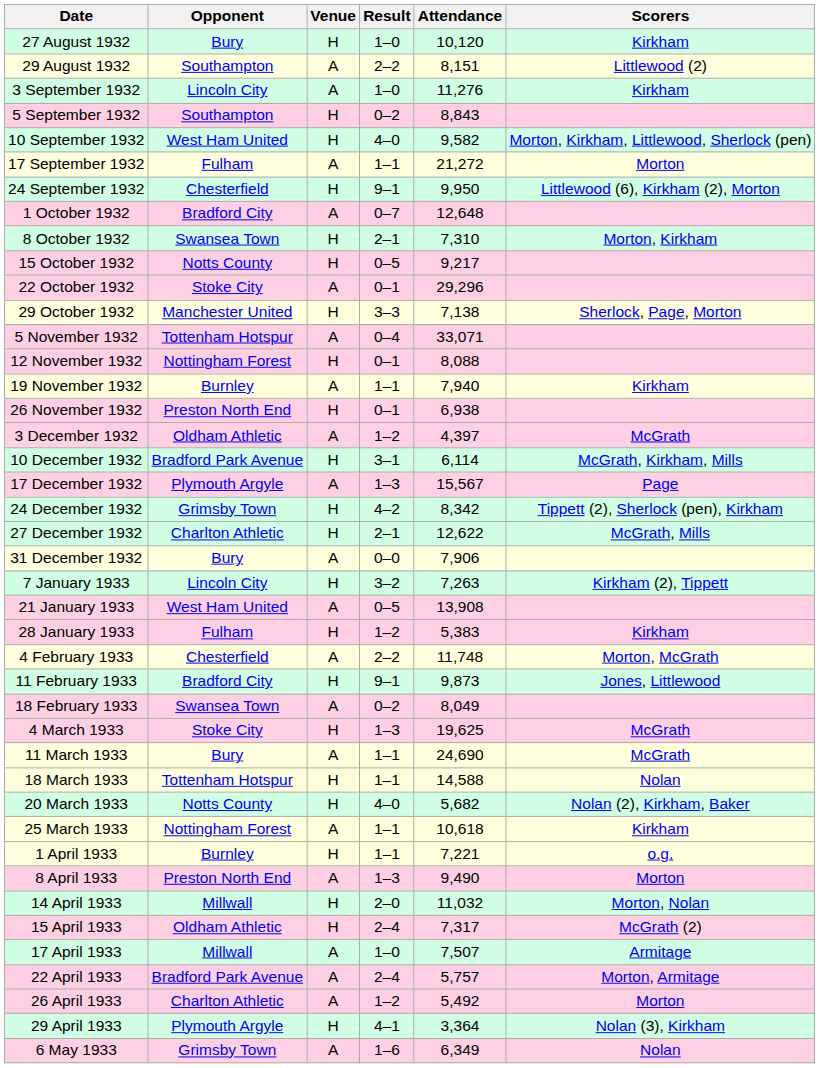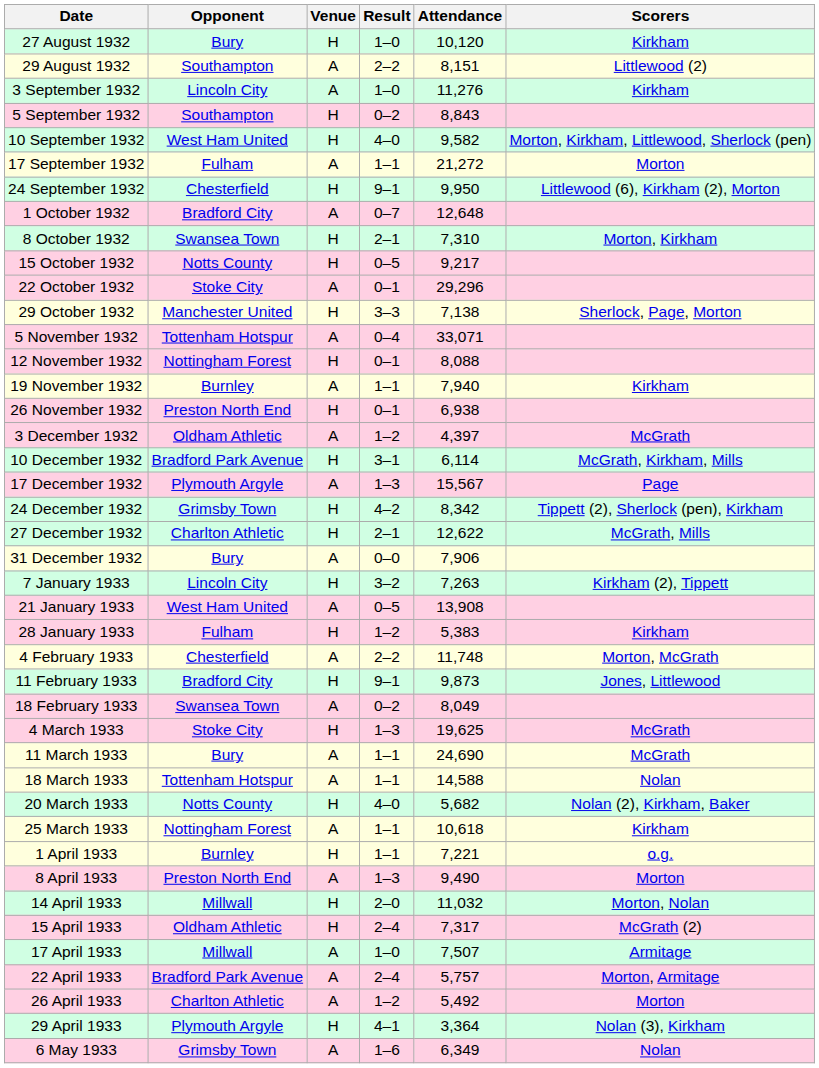(333, 779) H -> (333, 779) A
